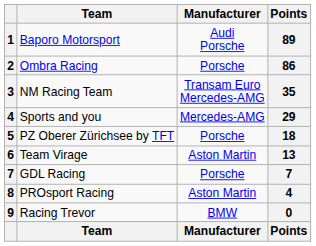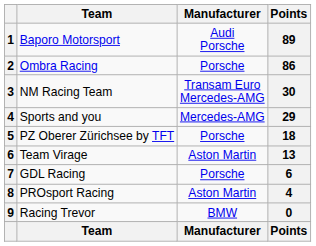(289, 91) 35 -> (289, 91) 30
(289, 174) 7 -> (289, 174) 6
